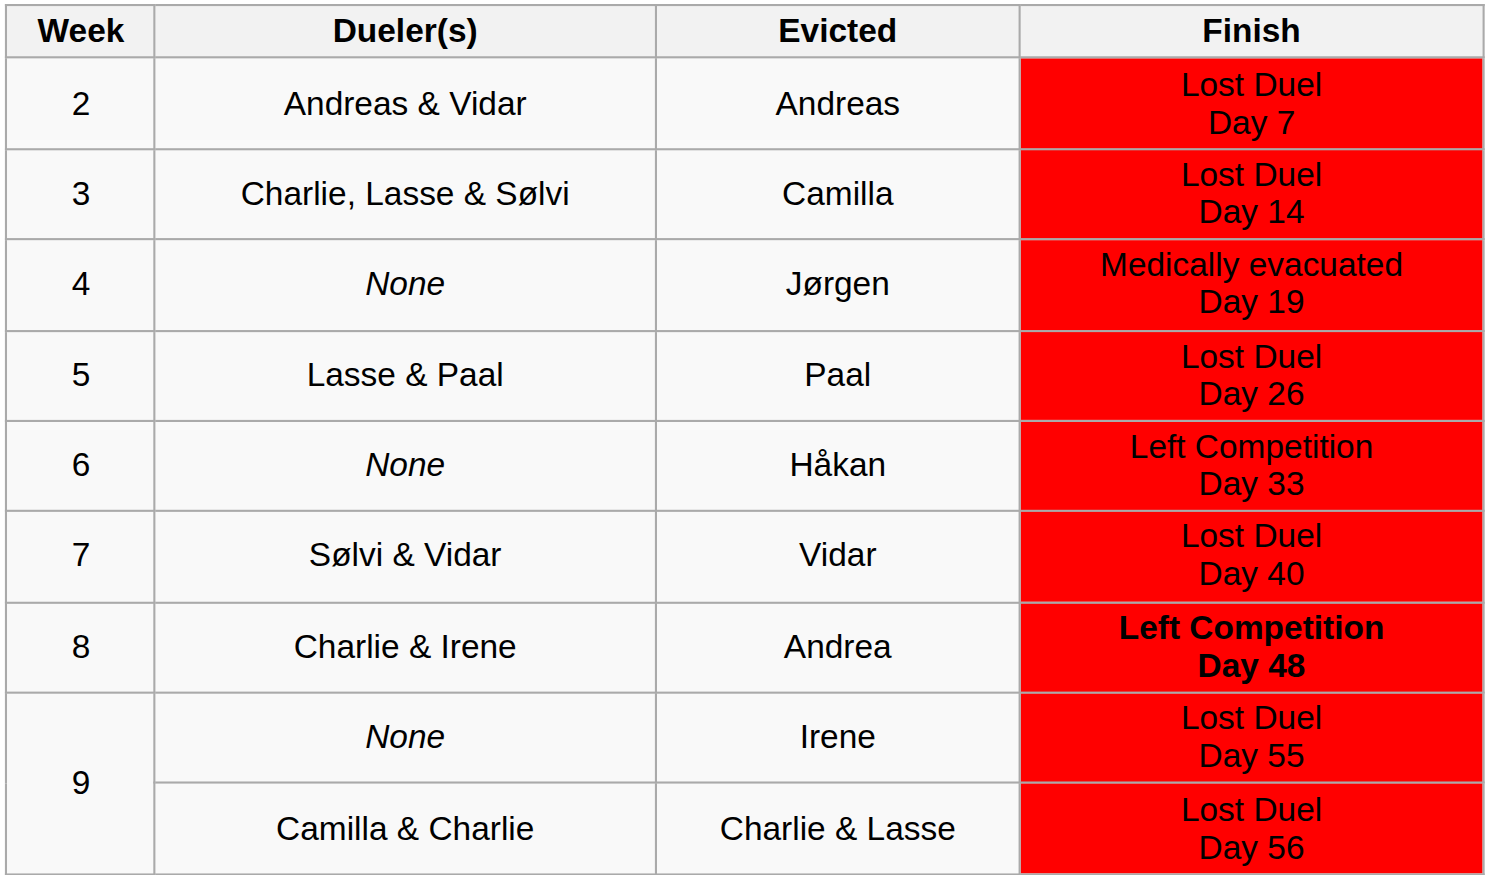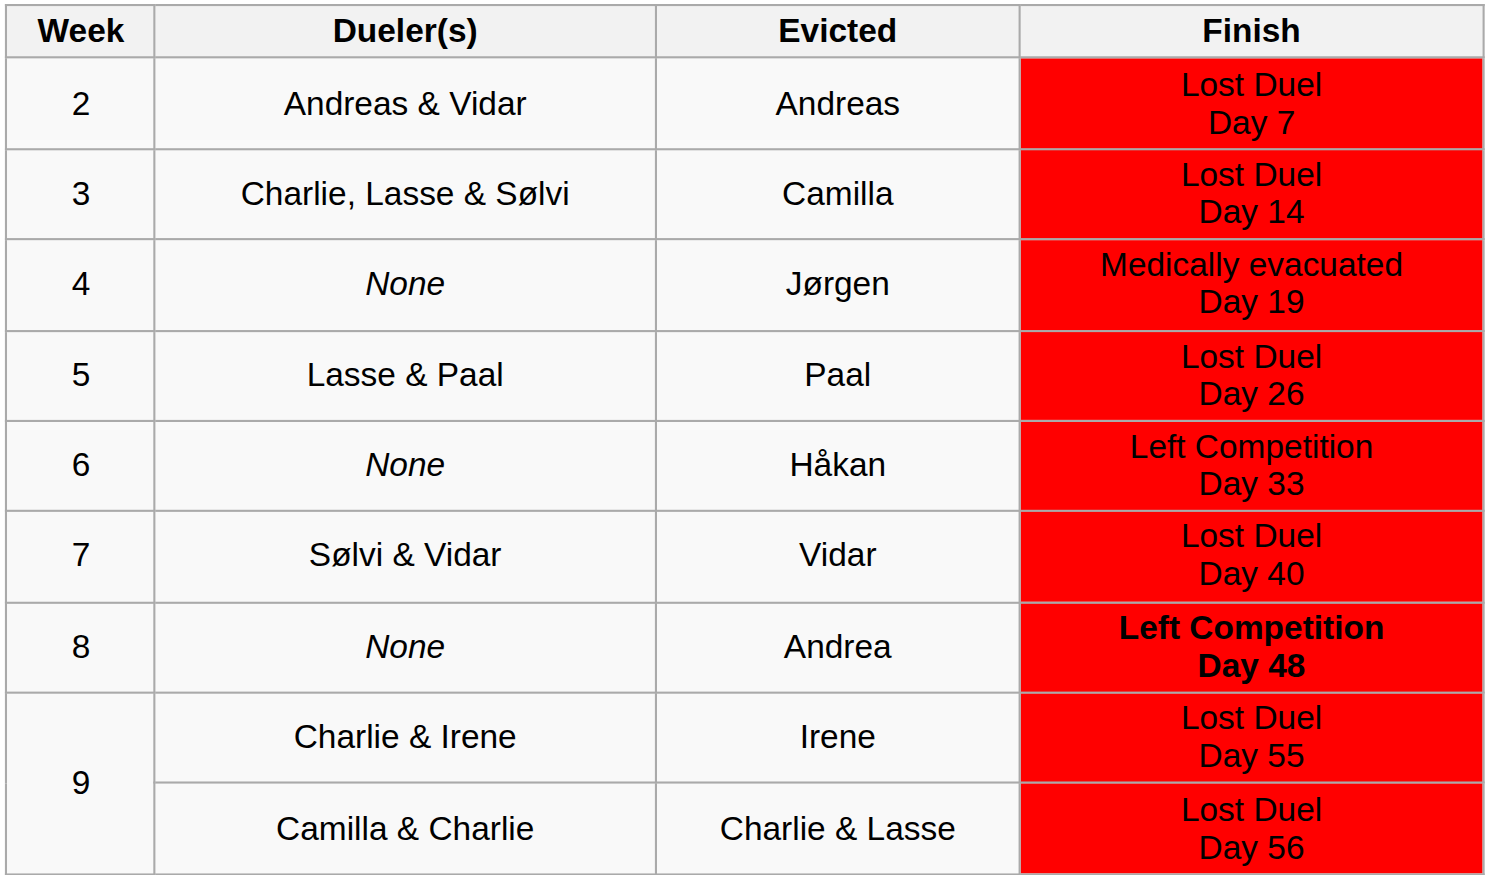(405, 646) Charlie & Irene -> (405, 646) None
(405, 737) None -> (405, 737) Charlie & Irene
